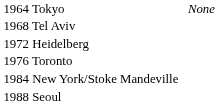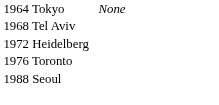- row: (91, 79)
